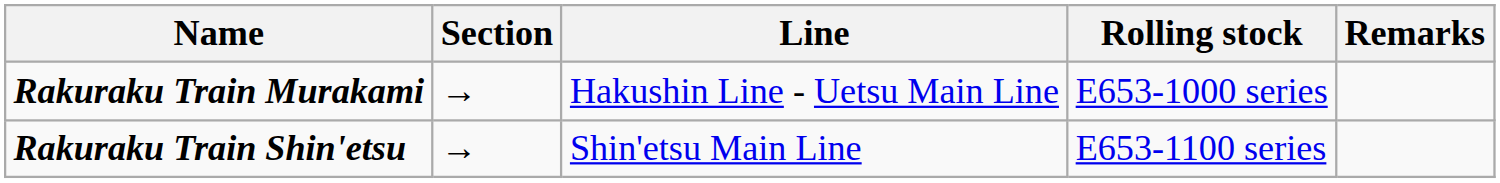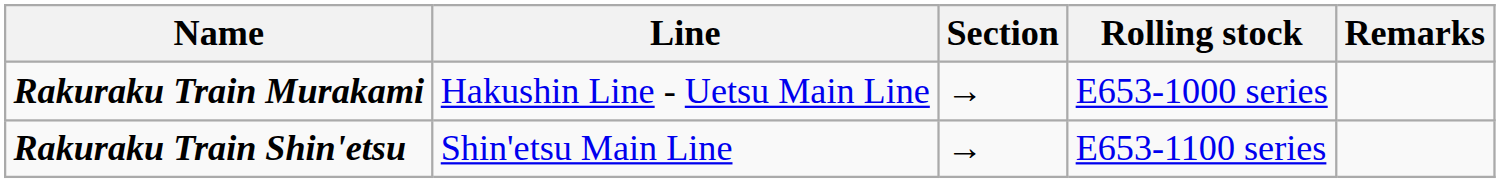columns swapped: (814, 33) <-> (497, 33)
